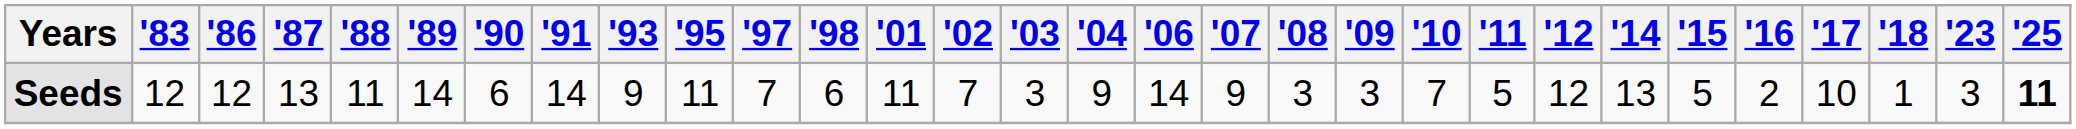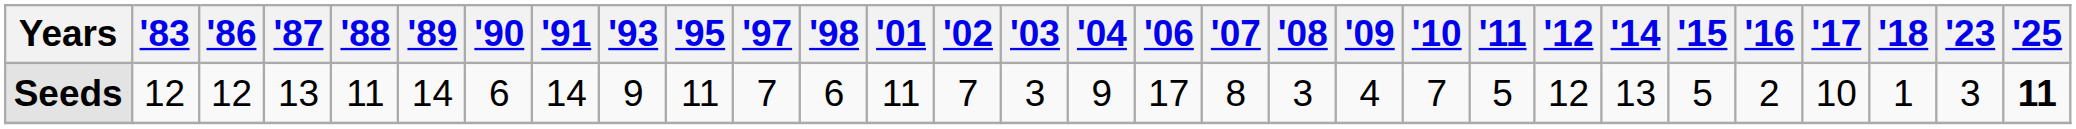(1169, 92) 14 -> (1169, 92) 17
(1236, 92) 9 -> (1236, 92) 8
(1370, 92) 3 -> (1370, 92) 4
